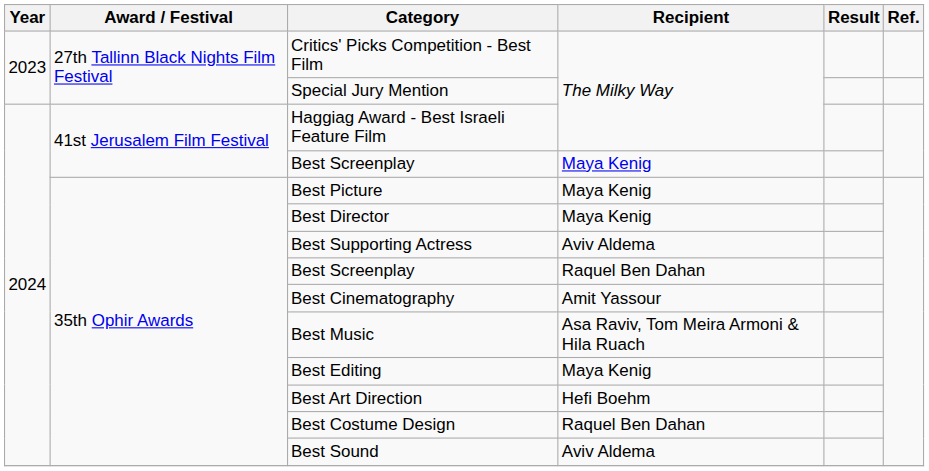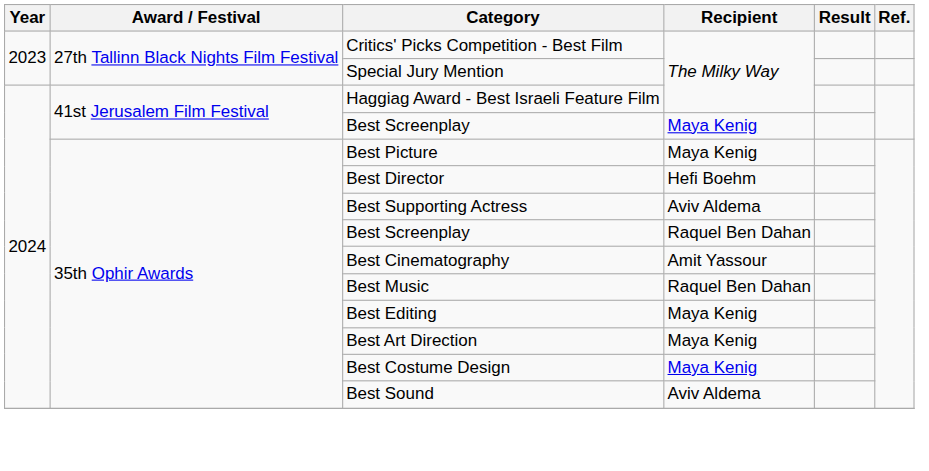(607, 217) Maya Kenig -> (712, 179) Hefi Boehm
(680, 334) Asa Raviv, Tom Meira Armoni & Hila Ruach -> (739, 286) Raquel Ben Dahan
(606, 397) Hefi Boehm -> (712, 340) Maya Kenig
(634, 424) Raquel Ben Dahan -> (712, 367) Maya Kenig
